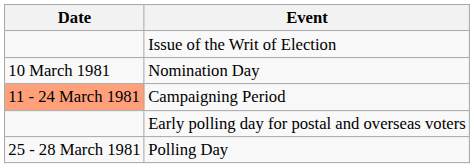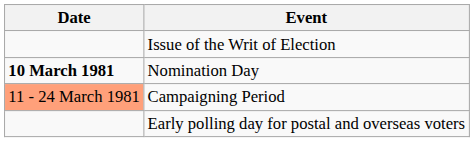(59, 70) normal -> (61, 70) bold
- row: (188, 149)
